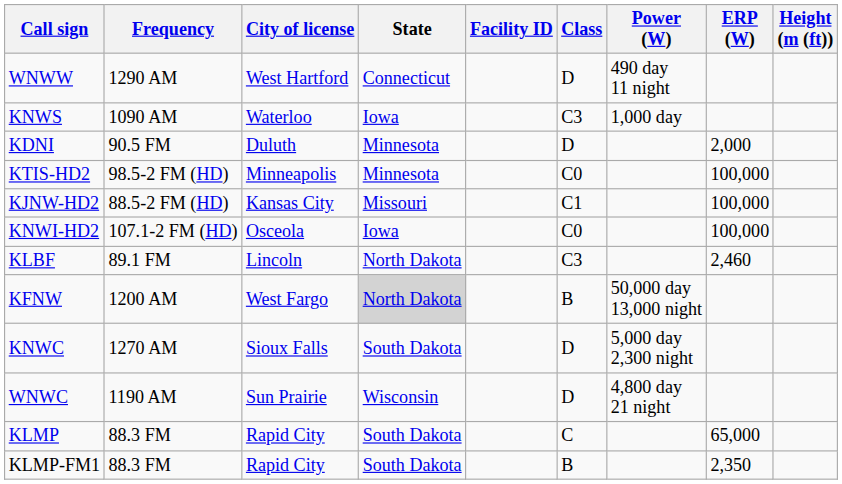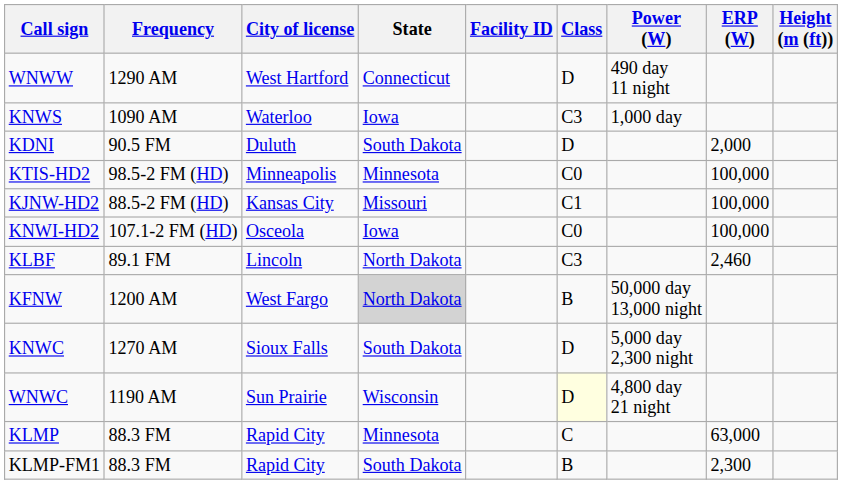(401, 145) Minnesota -> (412, 145) South Dakota
(568, 397) no background -> (568, 397) lightyellow background
(412, 435) South Dakota -> (401, 435) Minnesota
(735, 435) 65,000 -> (735, 435) 63,000
(731, 464) 2,350 -> (731, 464) 2,300
